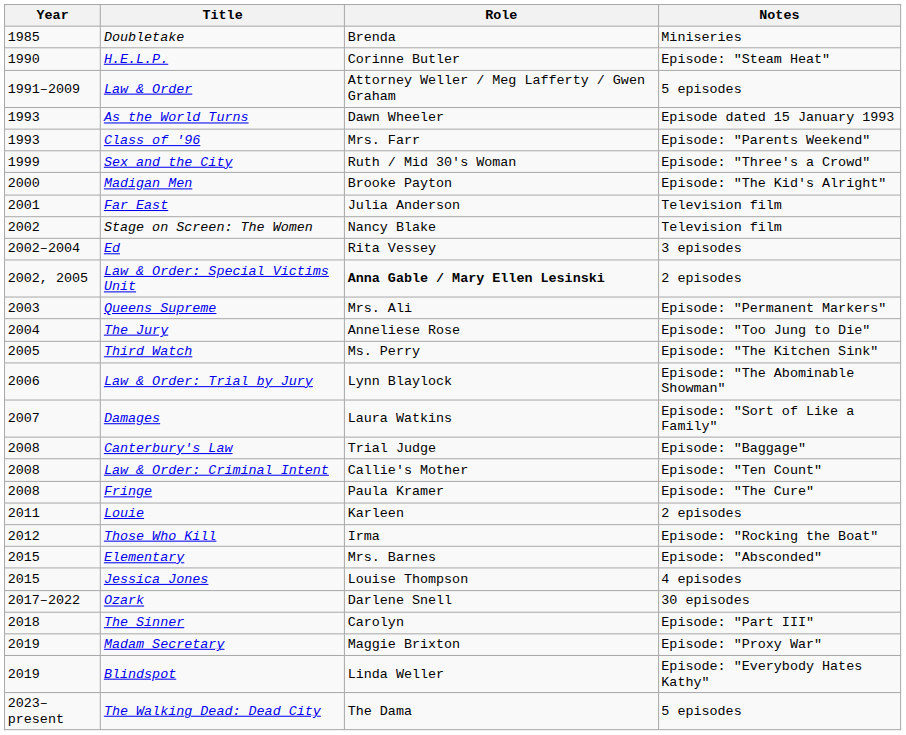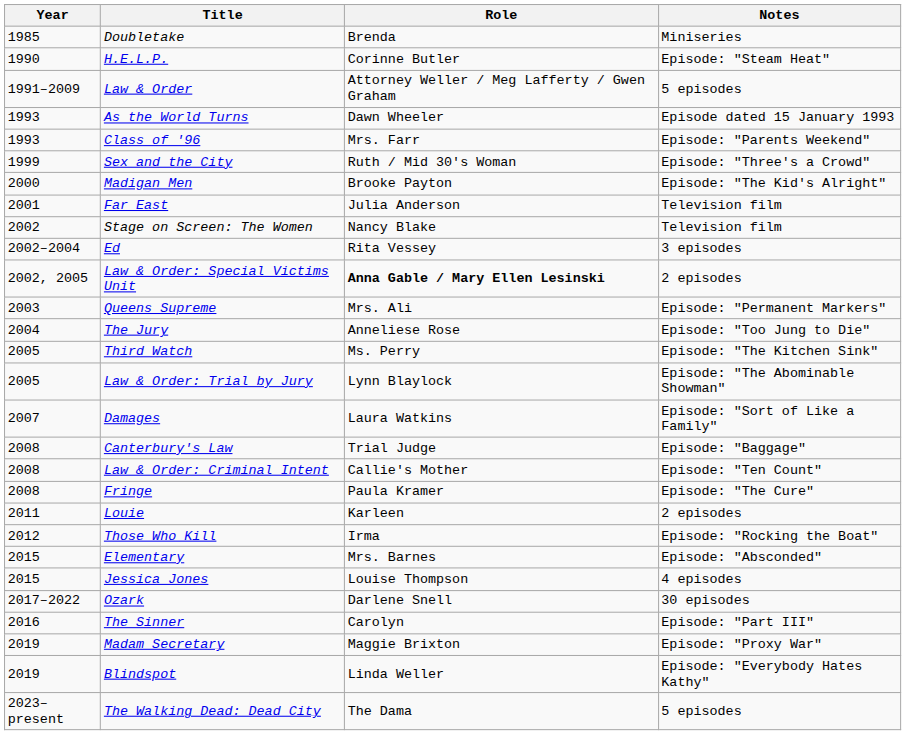(24, 381) 2006 -> (24, 381) 2005
(24, 623) 2018 -> (24, 623) 2016
